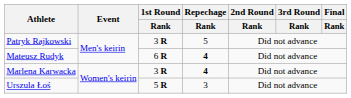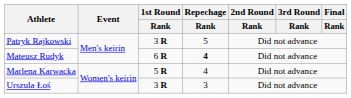(161, 71) 3 R -> (161, 71) 5 R
(205, 71) bold -> (205, 71) normal
(161, 86) 5 R -> (161, 86) 3 R
